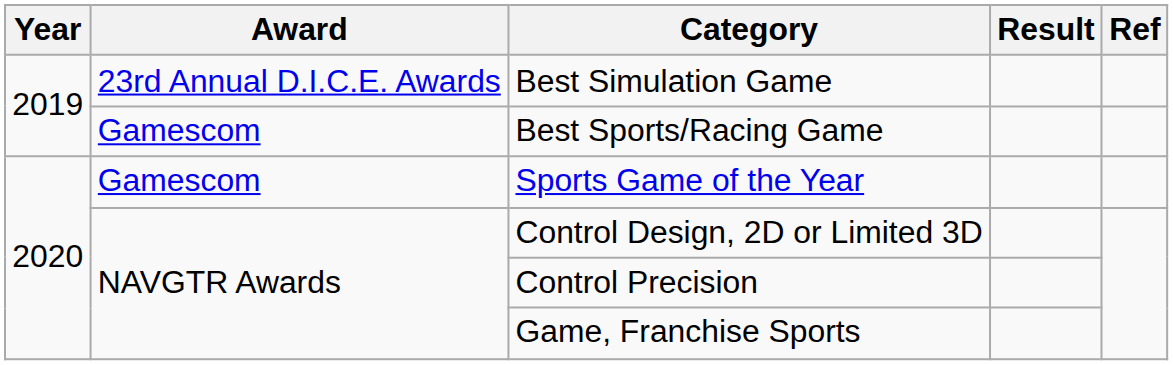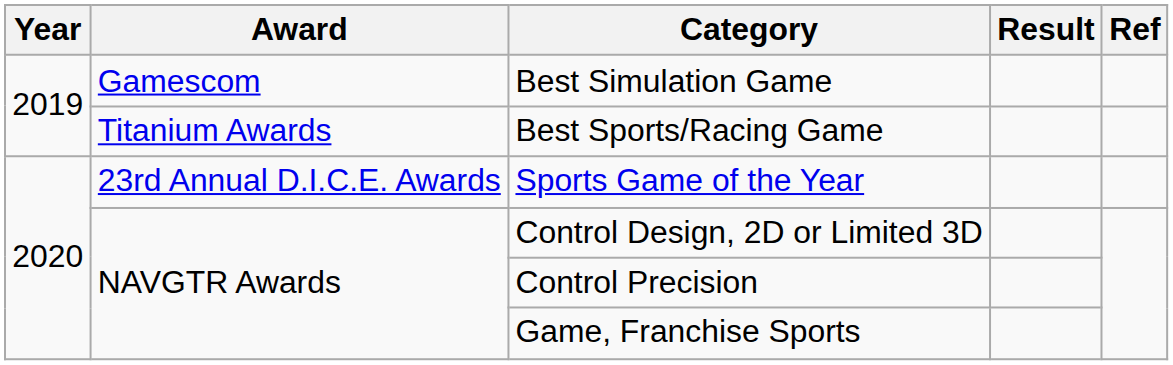(299, 80) 23rd Annual D.I.C.E. Awards -> (179, 80) Gamescom
(179, 130) Gamescom -> (215, 130) Titanium Awards
(179, 181) Gamescom -> (299, 181) 23rd Annual D.I.C.E. Awards
